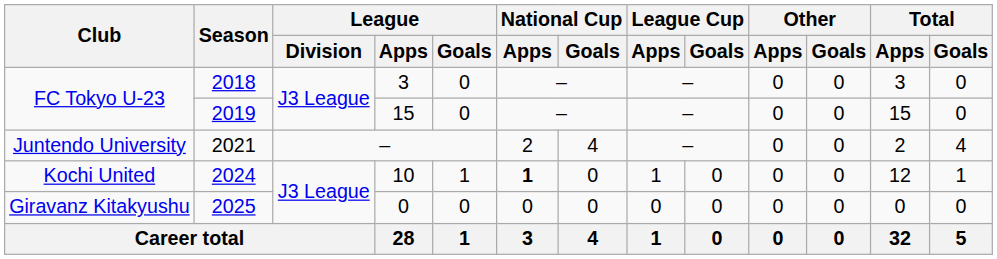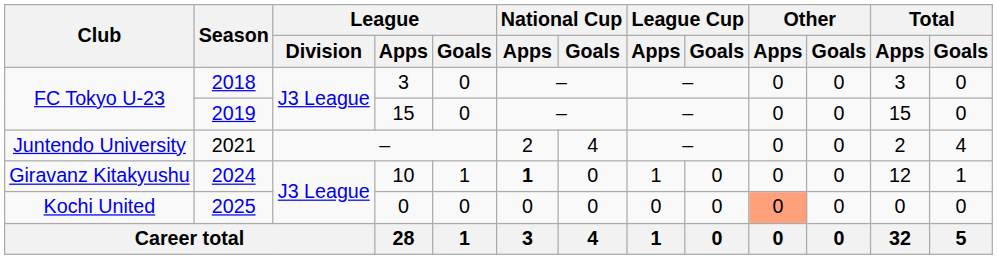(99, 176) Kochi United -> (99, 176) Giravanz Kitakyushu
(99, 207) Giravanz Kitakyushu -> (99, 207) Kochi United
(778, 207) no background -> (778, 207) lightsalmon background
